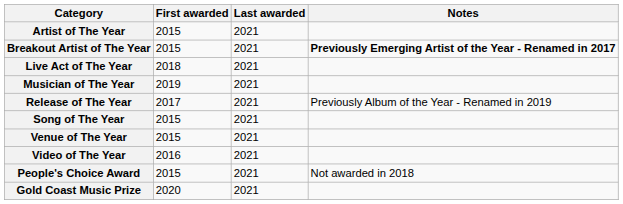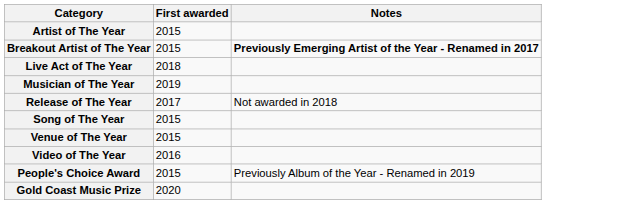- column: (270, 13)
(431, 102) Previously Album of the Year - Renamed in 2019 -> (286, 102) Not awarded in 2018
(362, 173) Not awarded in 2018 -> (354, 173) Previously Album of the Year - Renamed in 2019
